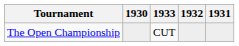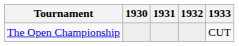columns swapped: (220, 13) <-> (164, 13)
